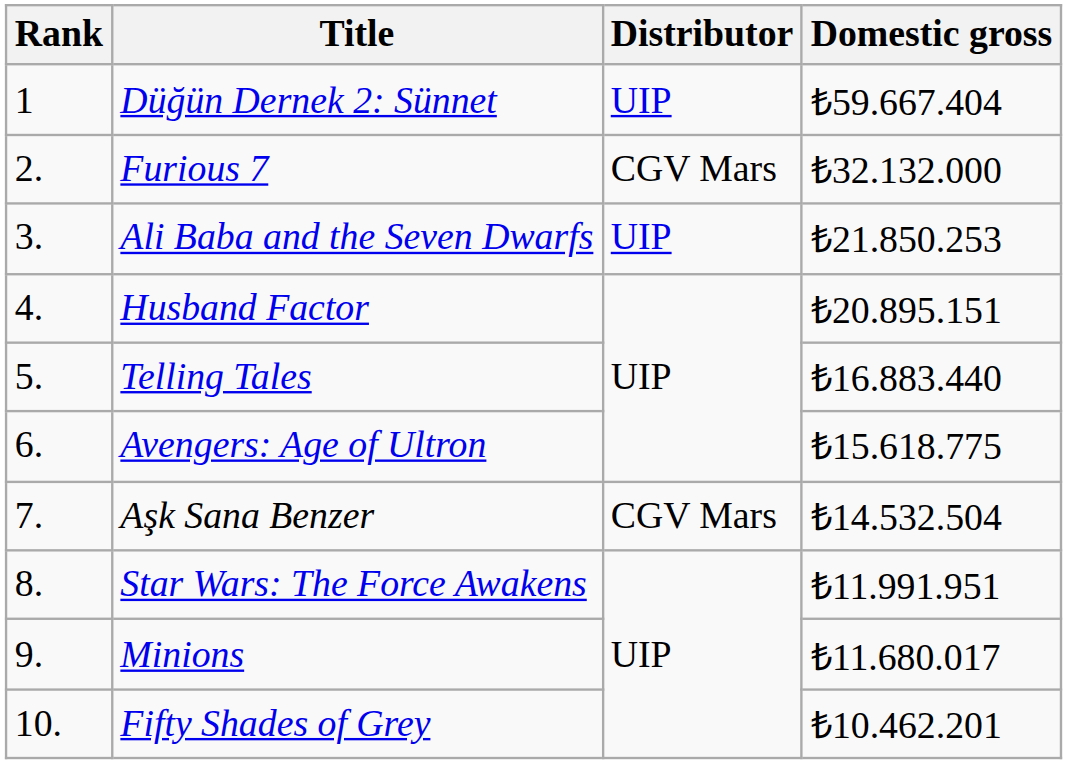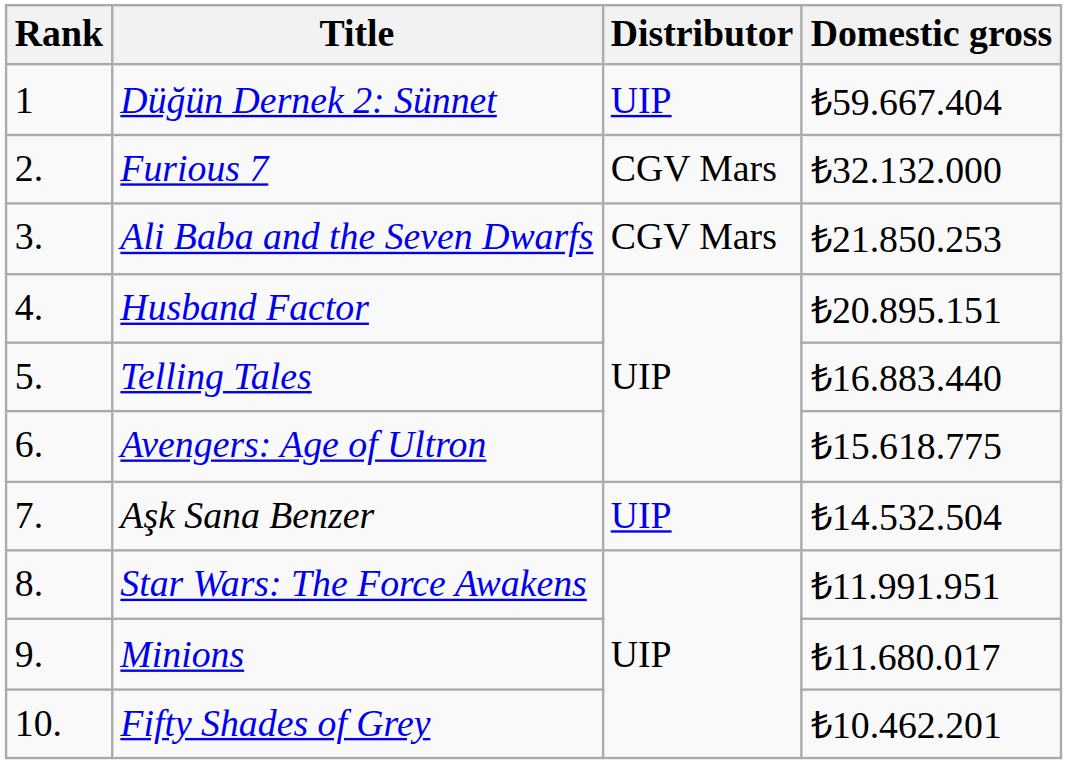(641, 237) UIP -> (694, 237) CGV Mars
(694, 514) CGV Mars -> (641, 514) UIP
